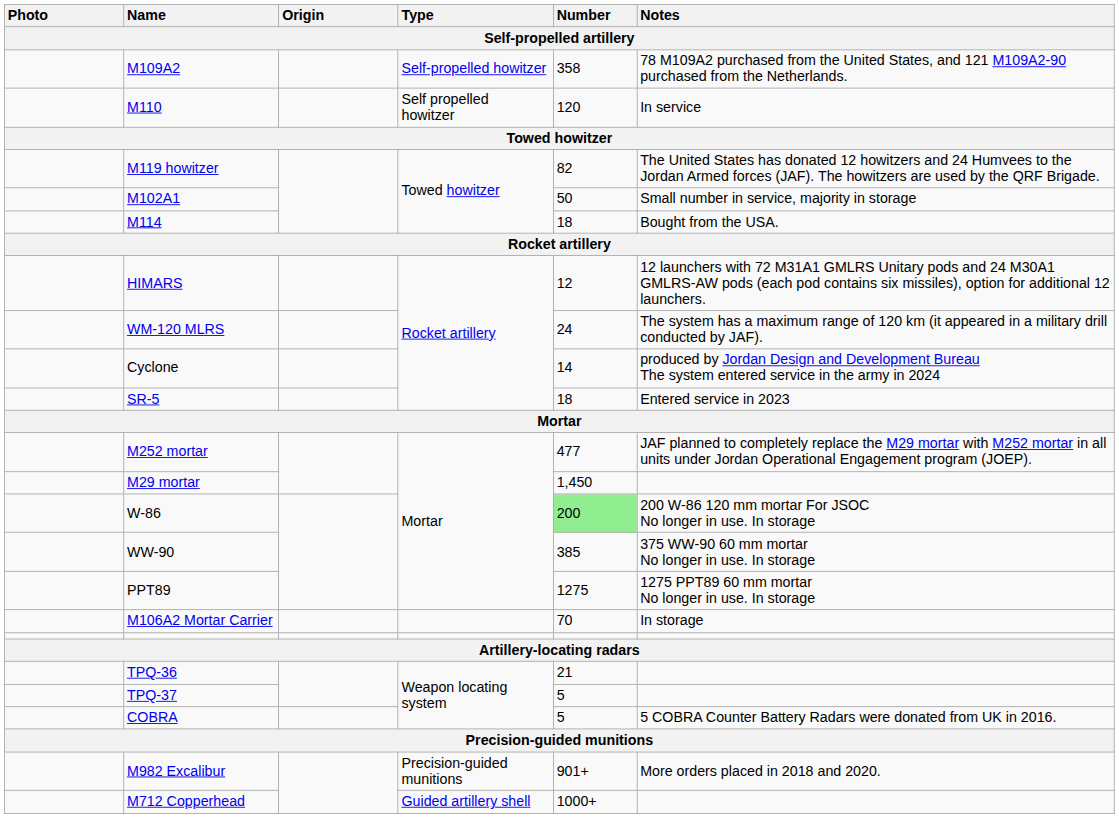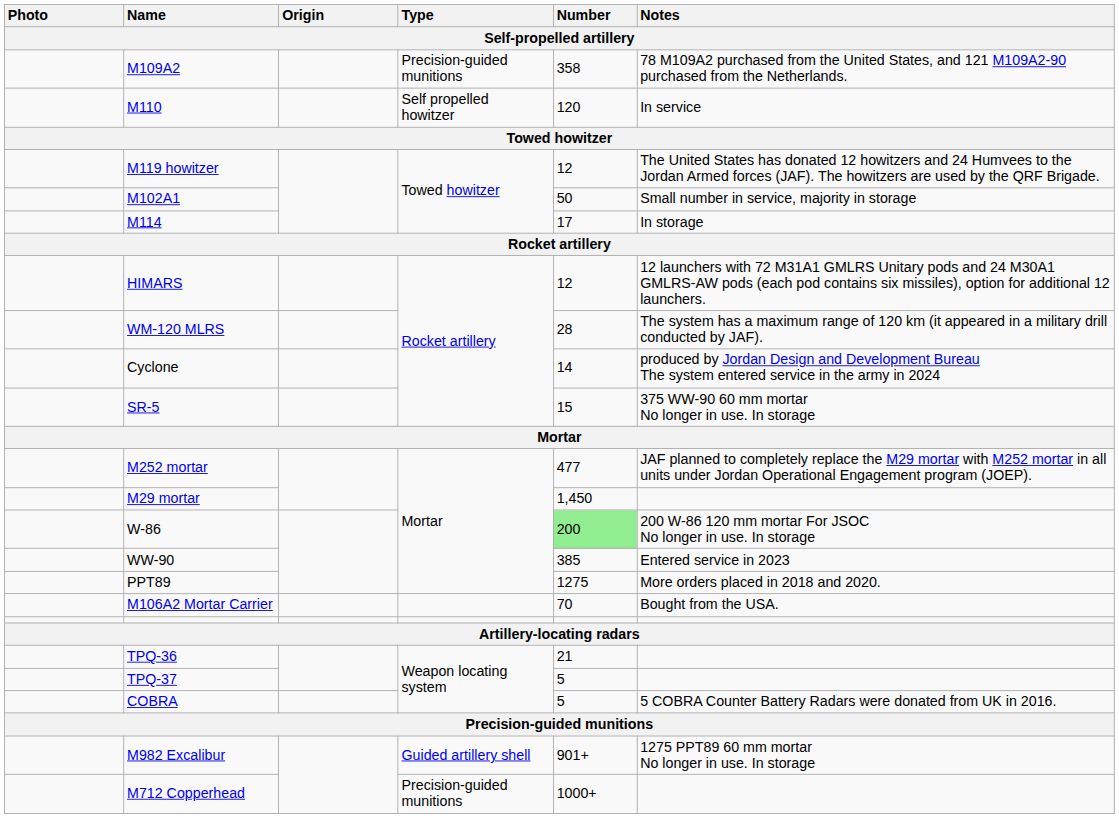(474, 68) Self-propelled howitzer -> (455, 68) Precision-guided munitions
(565, 168) 82 -> (565, 168) 12
(565, 221) 18 -> (565, 221) 17
(709, 221) Bought from the USA. -> (672, 221) In storage
(565, 329) 24 -> (565, 329) 28
(565, 398) 18 -> (565, 406) 15
(715, 398) Entered service in 2023 -> (728, 406) 375 WW-90 60 mm mortar No longer in use. In storage
(728, 551) 375 WW-90 60 mm mortar No longer in use. In storage -> (715, 559) Entered service in 2023
(728, 590) 1275 PPT89 60 mm mortar No longer in use. In storage -> (760, 582) More orders placed in 2018 and 2020.
(672, 621) In storage -> (709, 605) Bought from the USA.
(455, 771) Precision-guided munitions -> (466, 755) Guided artillery shell
(760, 771) More orders placed in 2018 and 2020. -> (728, 755) 1275 PPT89 60 mm mortar No longer in use. In storage
(466, 801) Guided artillery shell -> (455, 793) Precision-guided munitions
